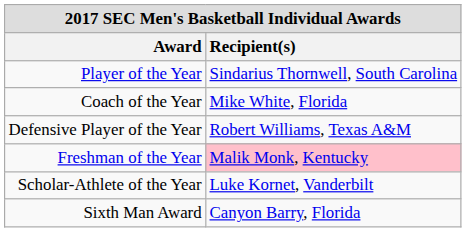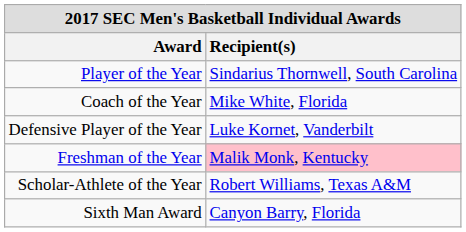(310, 129) Robert Williams, Texas A&M -> (291, 129) Luke Kornet, Vanderbilt
(291, 185) Luke Kornet, Vanderbilt -> (310, 185) Robert Williams, Texas A&M
